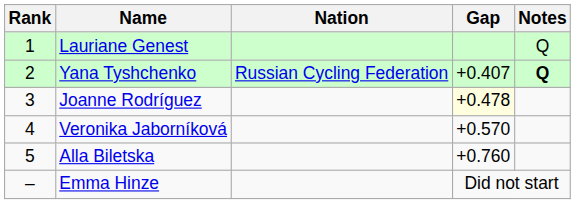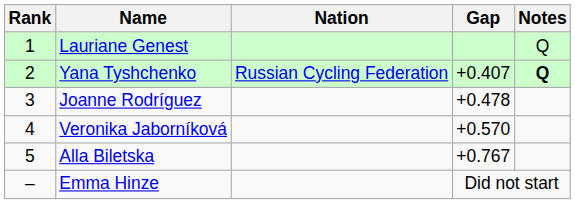(483, 101) lightyellow background -> (483, 101) no background
(483, 156) +0.760 -> (483, 156) +0.767
